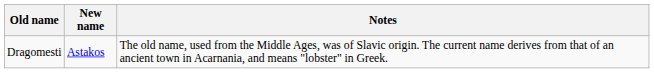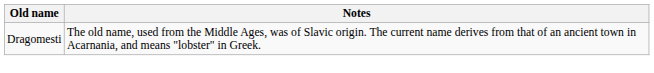- column: (91, 20)
